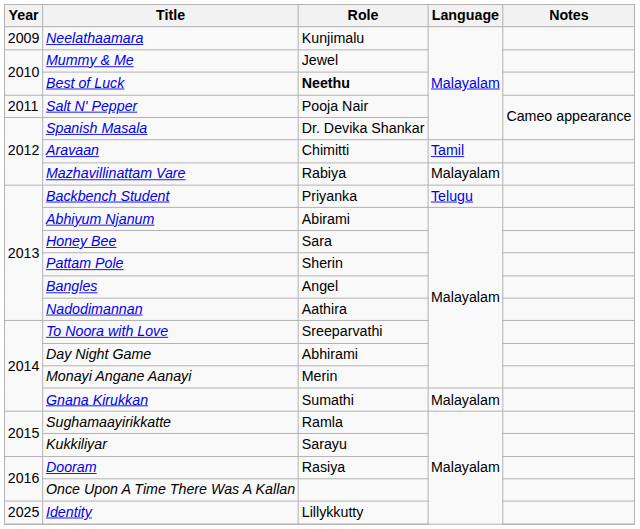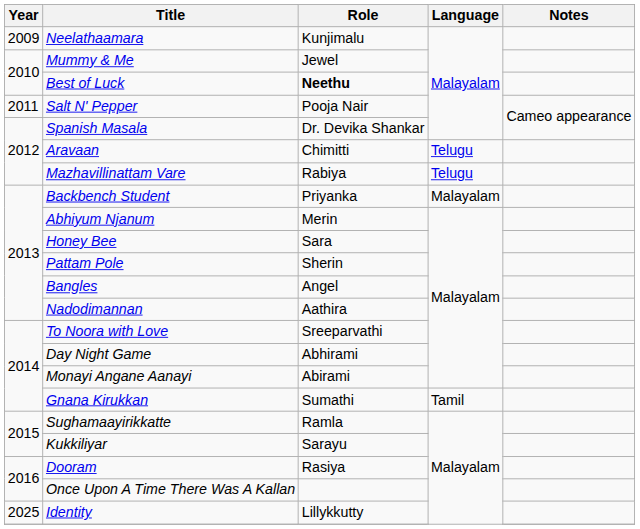(448, 151) Tamil -> (452, 151) Telugu
(465, 173) Malayalam -> (452, 173) Telugu
(452, 196) Telugu -> (465, 196) Malayalam
(326, 219) Abirami -> (320, 219) Merin
(320, 377) Merin -> (326, 377) Abirami
(465, 399) Malayalam -> (448, 399) Tamil
